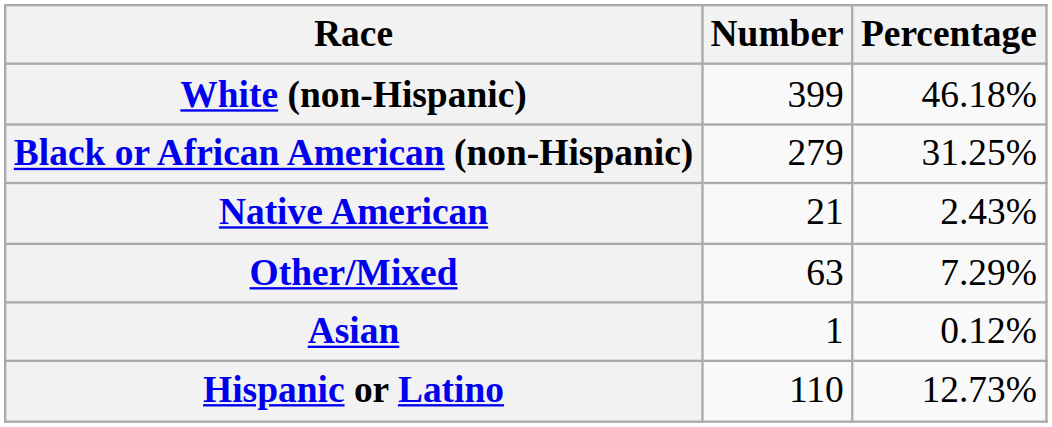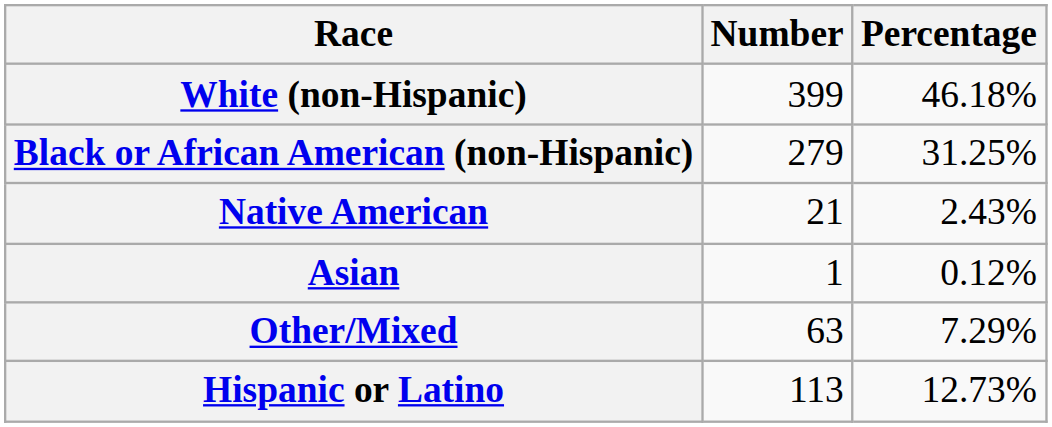rows swapped: (354, 331) <-> (354, 271)
(816, 390) 110 -> (816, 390) 113
